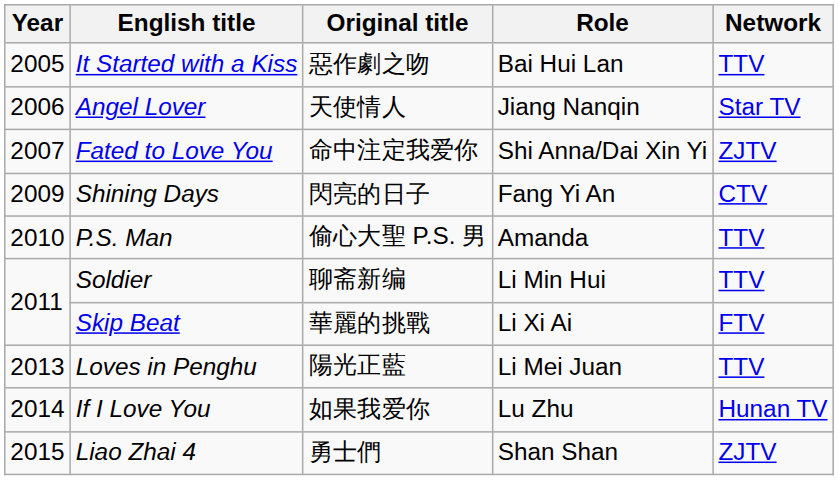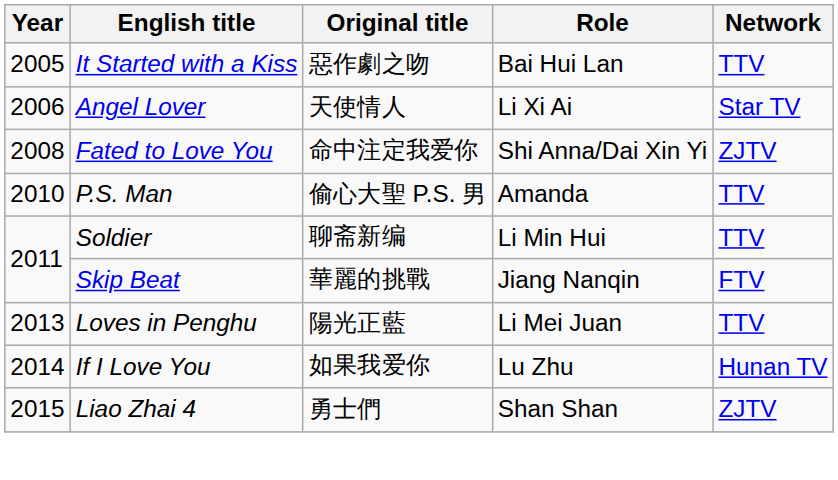(569, 107) Jiang Nanqin -> (535, 107) Li Xi Ai
(37, 150) 2007 -> (37, 150) 2008
- row: (147, 194)
(535, 323) Li Xi Ai -> (569, 280) Jiang Nanqin
